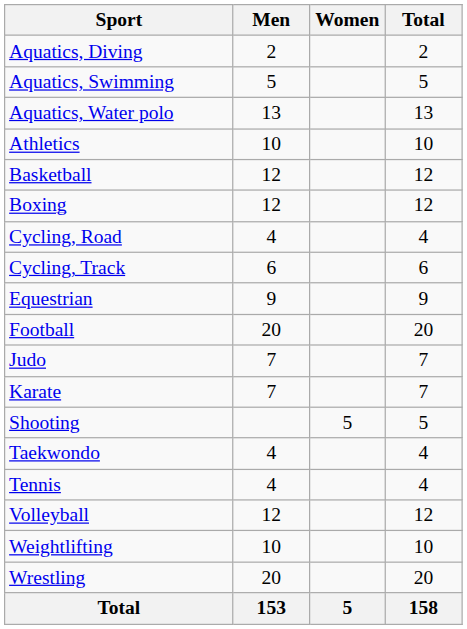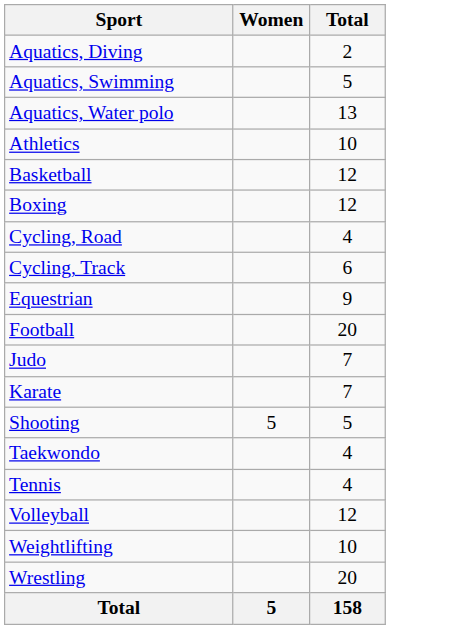- column: (271, 19)
